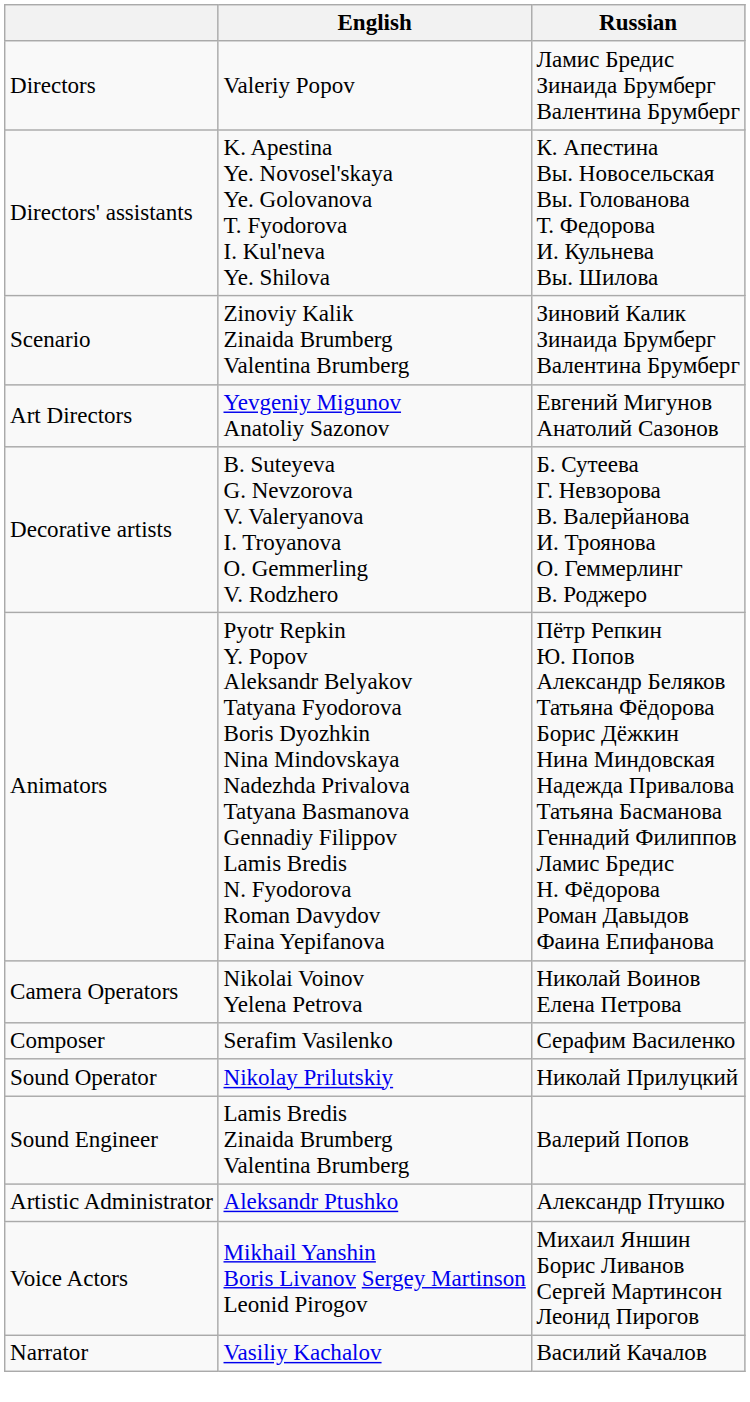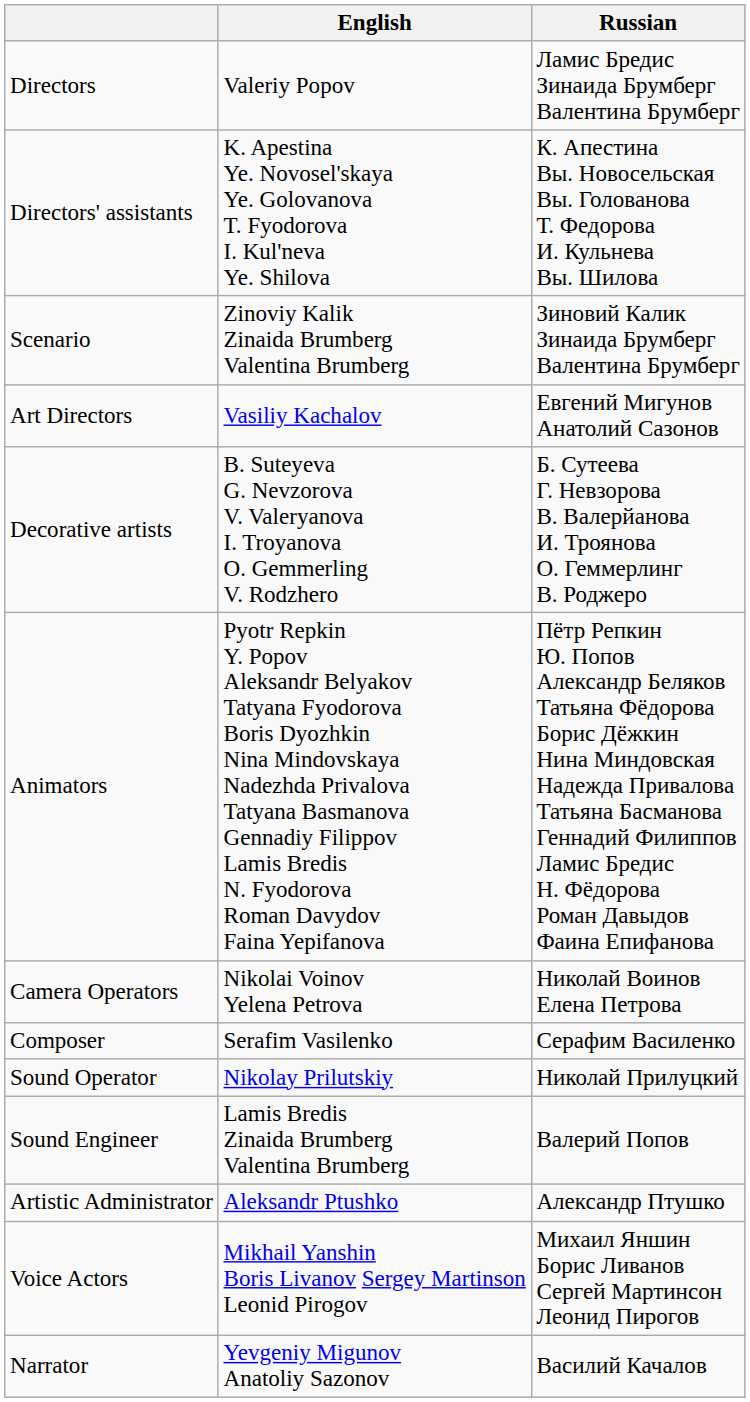(312, 415) Yevgeniy Migunov Anatoliy Sazonov -> (303, 415) Vasiliy Kachalov
(303, 1353) Vasiliy Kachalov -> (312, 1366) Yevgeniy Migunov Anatoliy Sazonov
